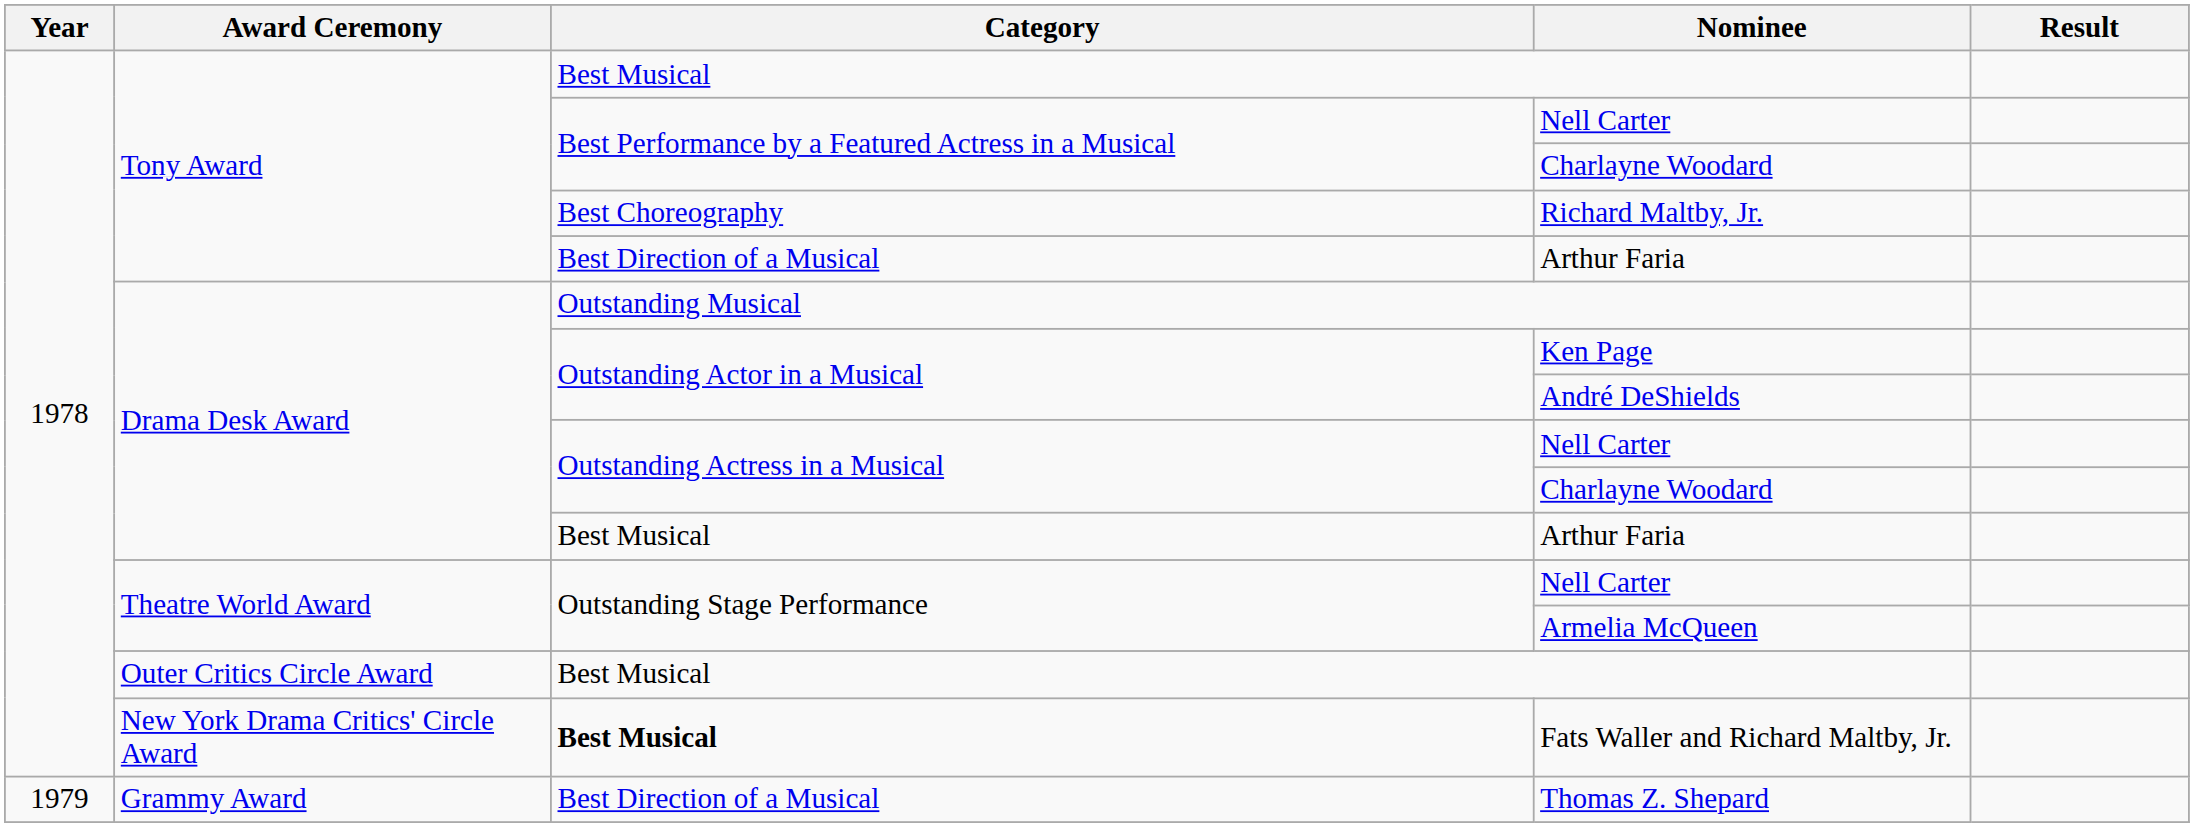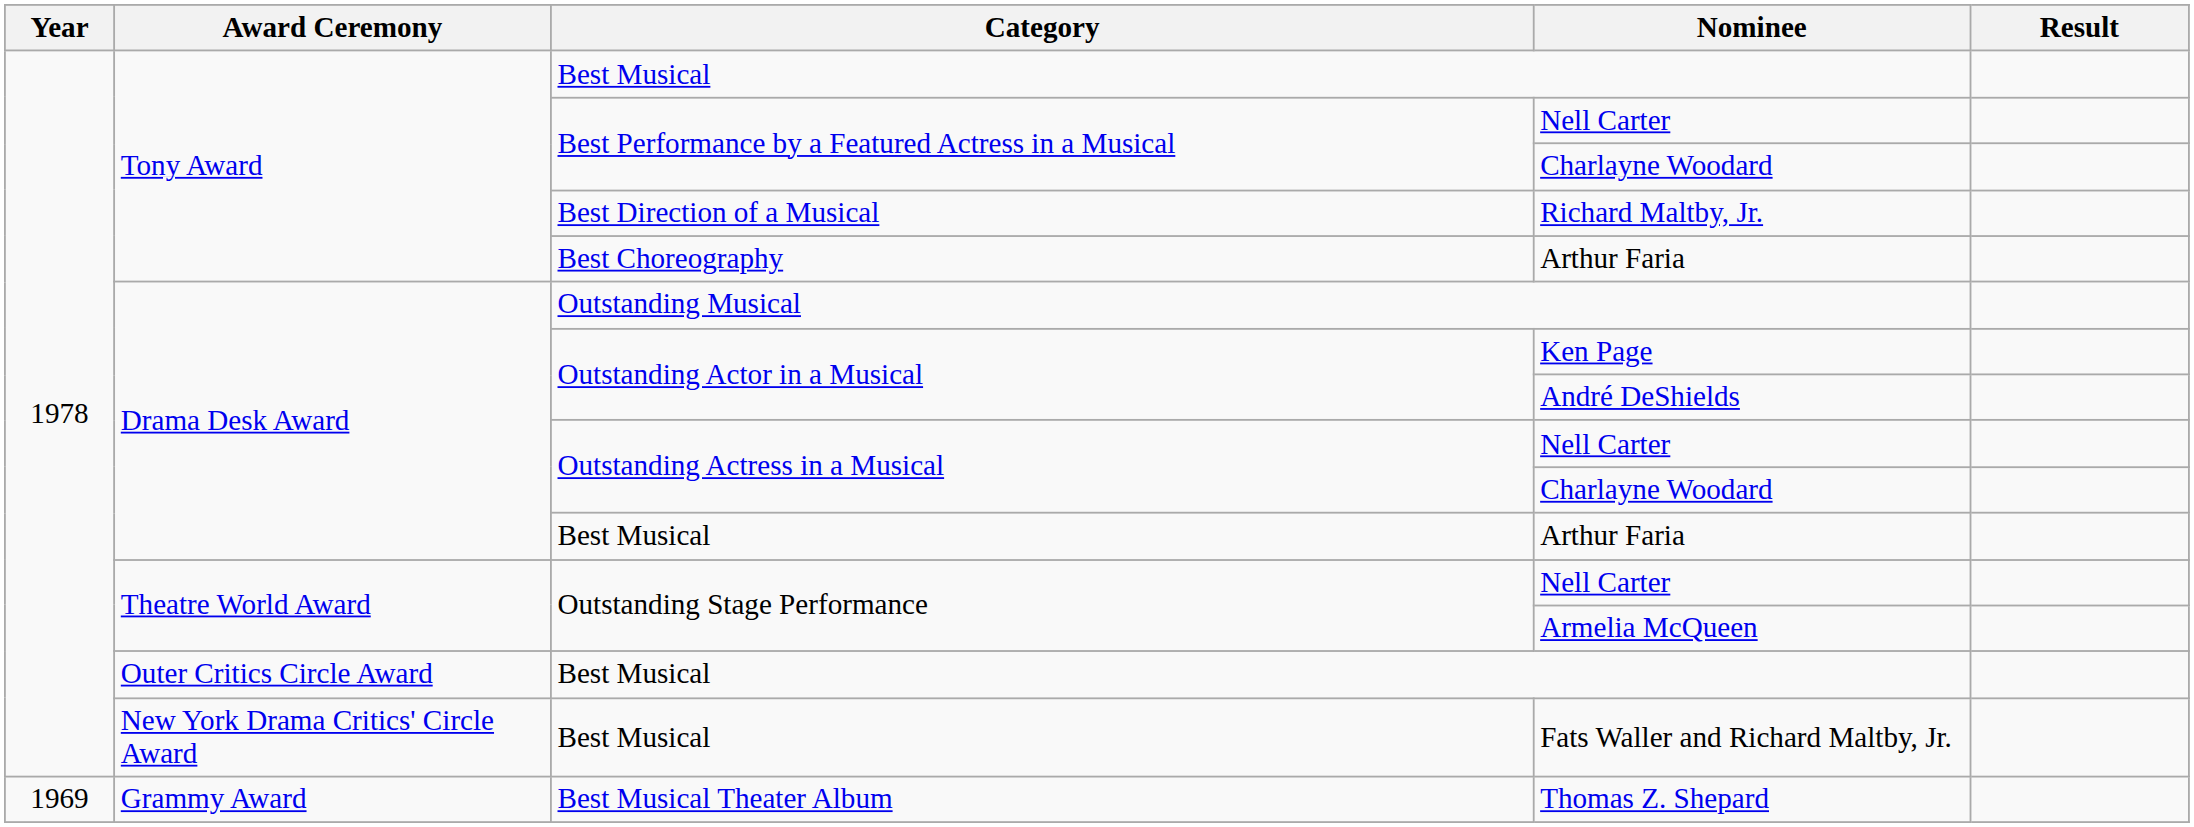(670, 212) Best Choreography -> (718, 212) Best Direction of a Musical
(718, 258) Best Direction of a Musical -> (670, 258) Best Choreography
(637, 736) bold -> (634, 736) normal
(59, 799) 1979 -> (59, 799) 1969
(718, 799) Best Direction of a Musical -> (725, 799) Best Musical Theater Album
